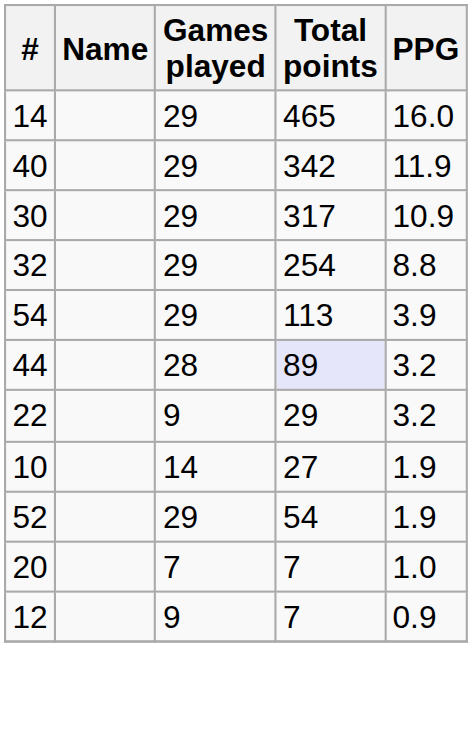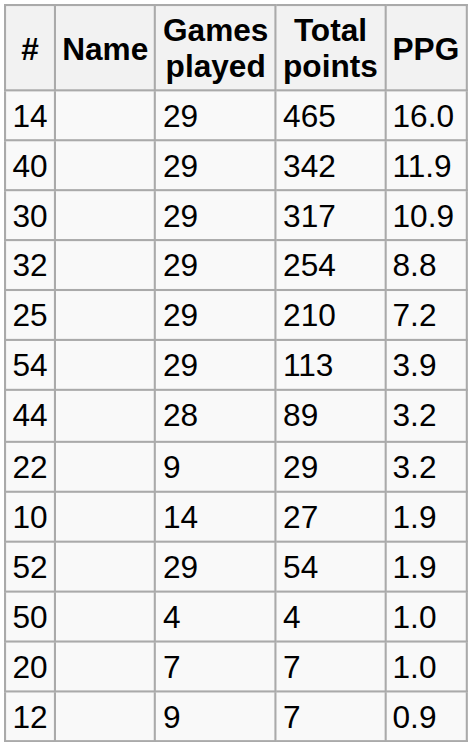+ row: (30, 316)
(301, 366) lavender background -> (301, 416) no background
+ row: (30, 616)
